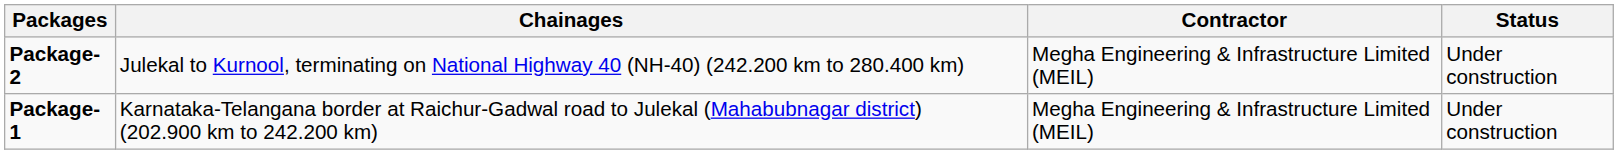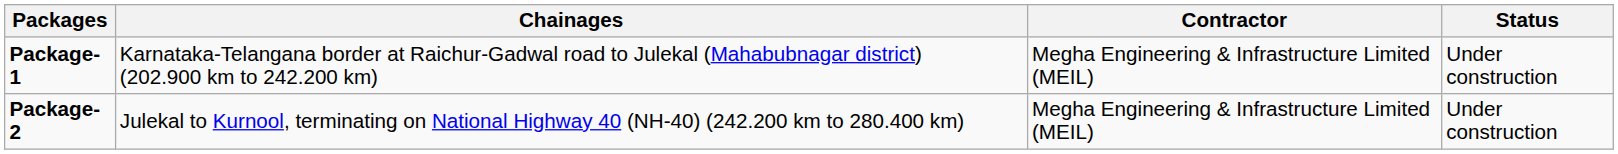rows swapped: (55, 121) <-> (55, 65)
